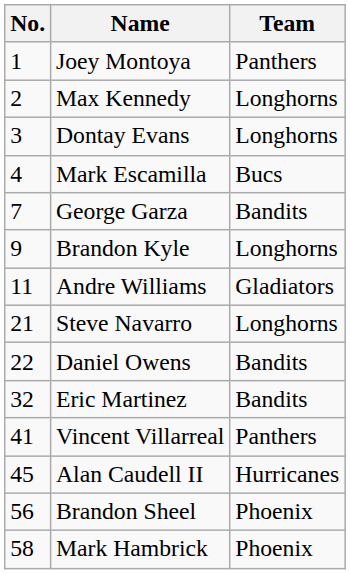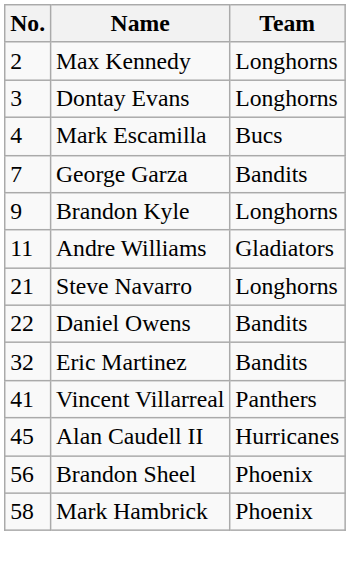- row: (123, 60)
